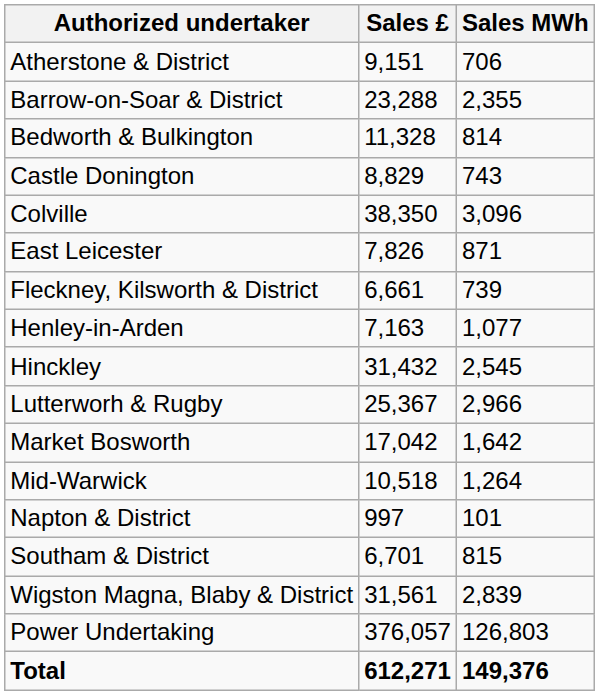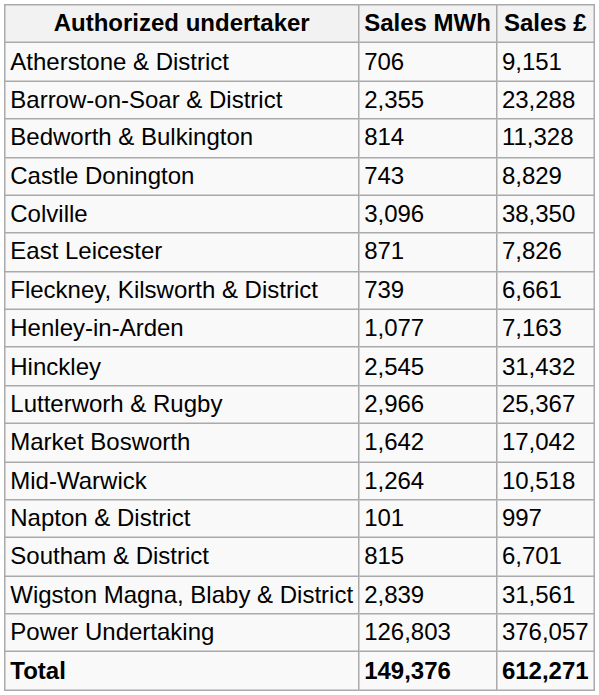columns swapped: (525, 23) <-> (408, 23)
